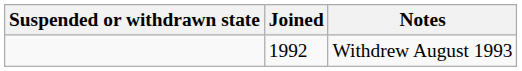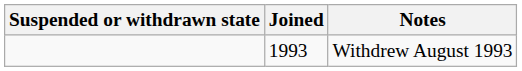(288, 50) 1992 -> (288, 50) 1993
